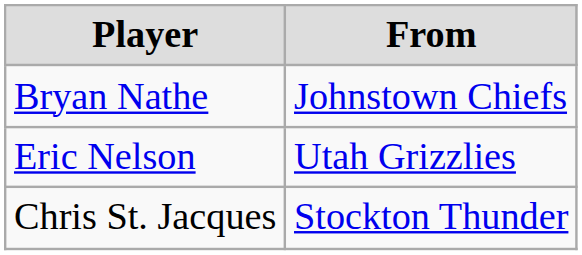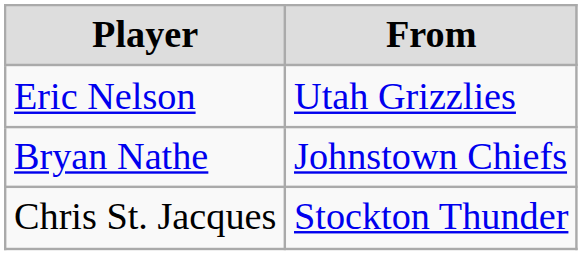rows swapped: (105, 156) <-> (111, 95)
